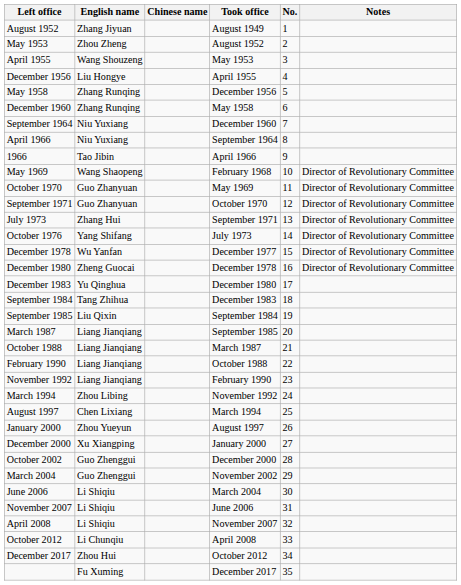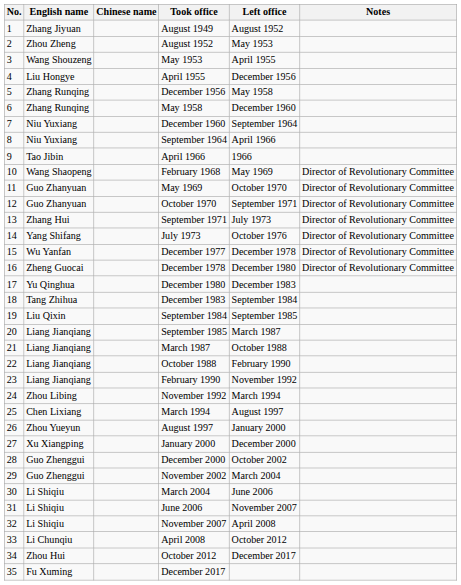columns swapped: (290, 12) <-> (40, 12)
